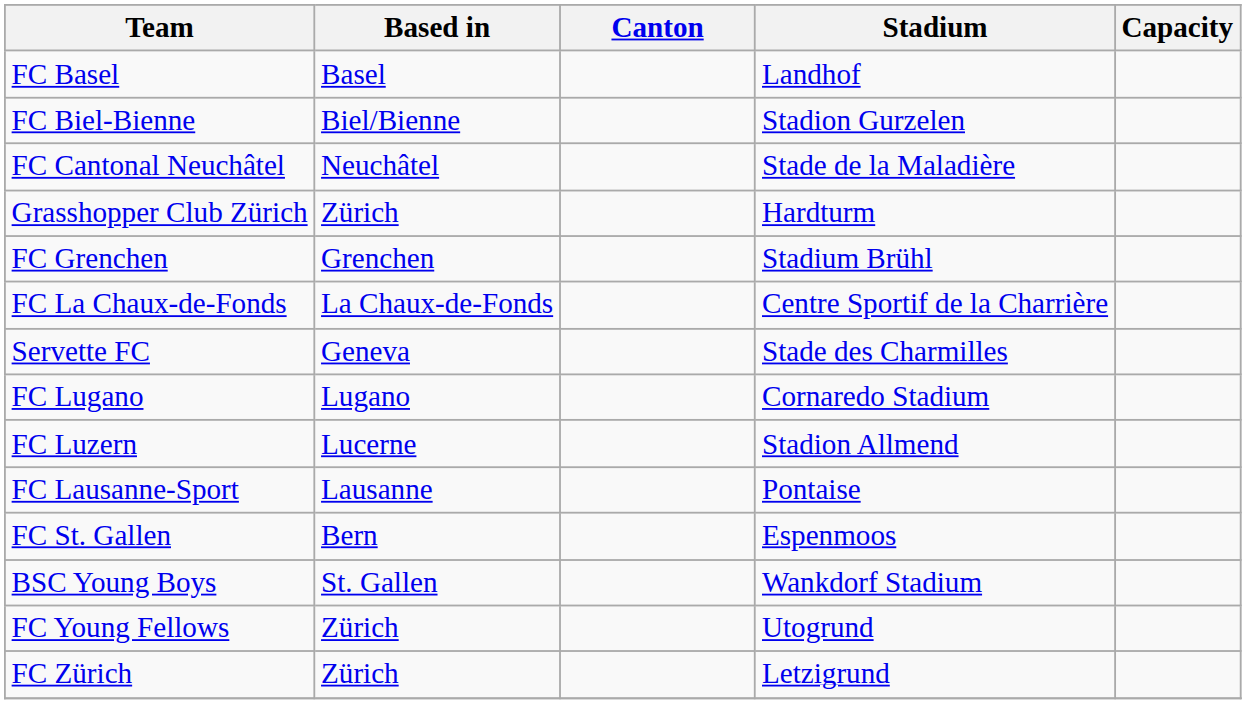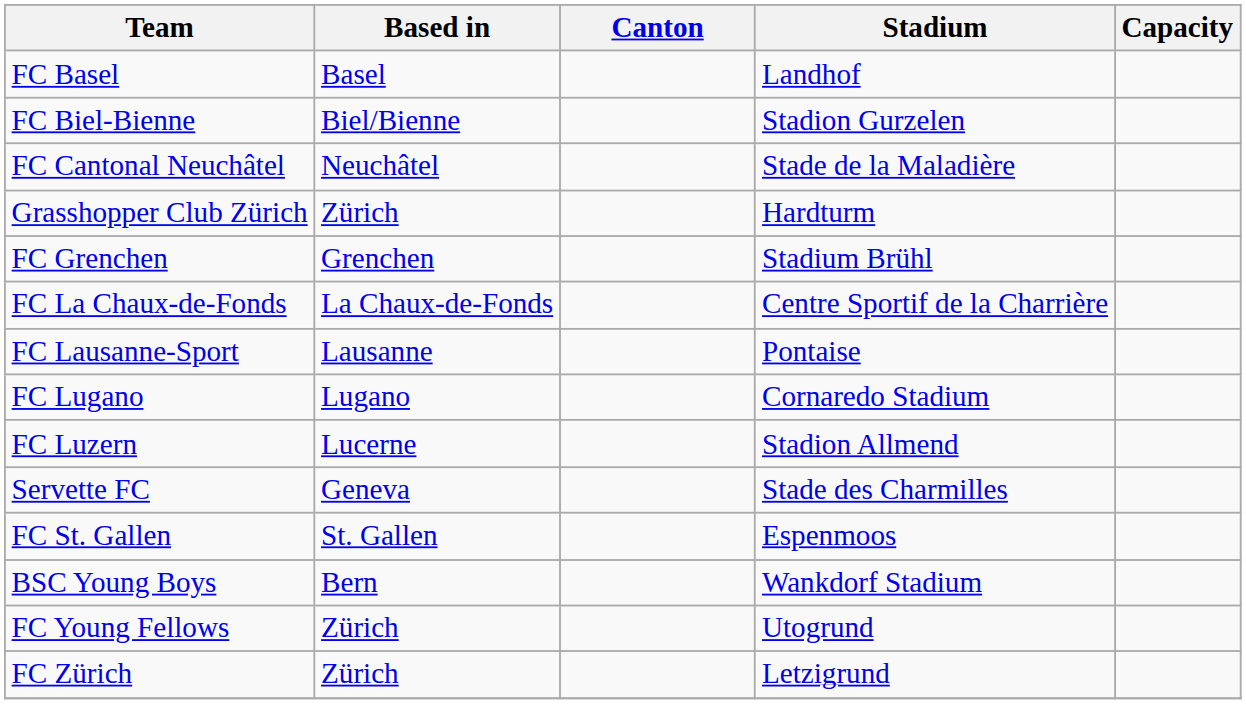rows swapped: (125, 489) <-> (81, 350)
(349, 535) Bern -> (379, 535) St. Gallen
(379, 581) St. Gallen -> (349, 581) Bern
